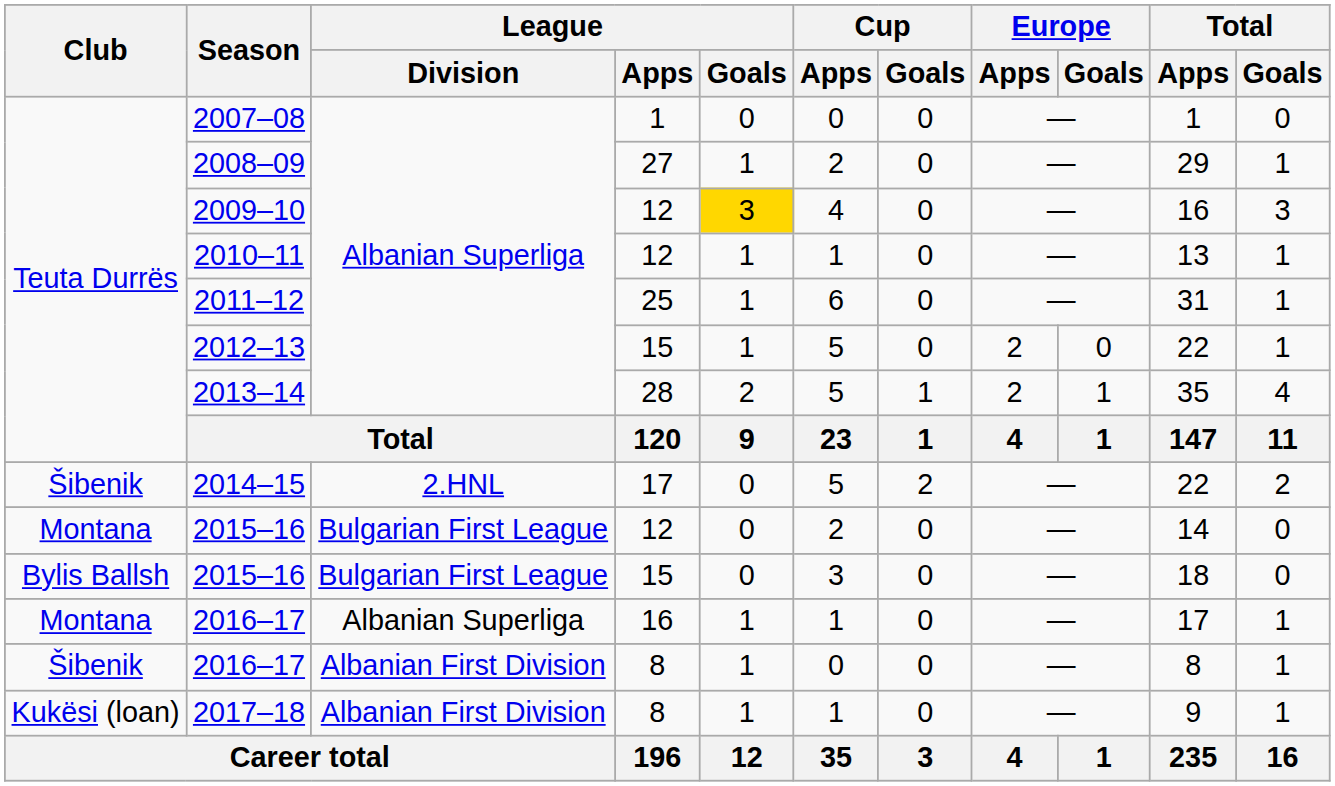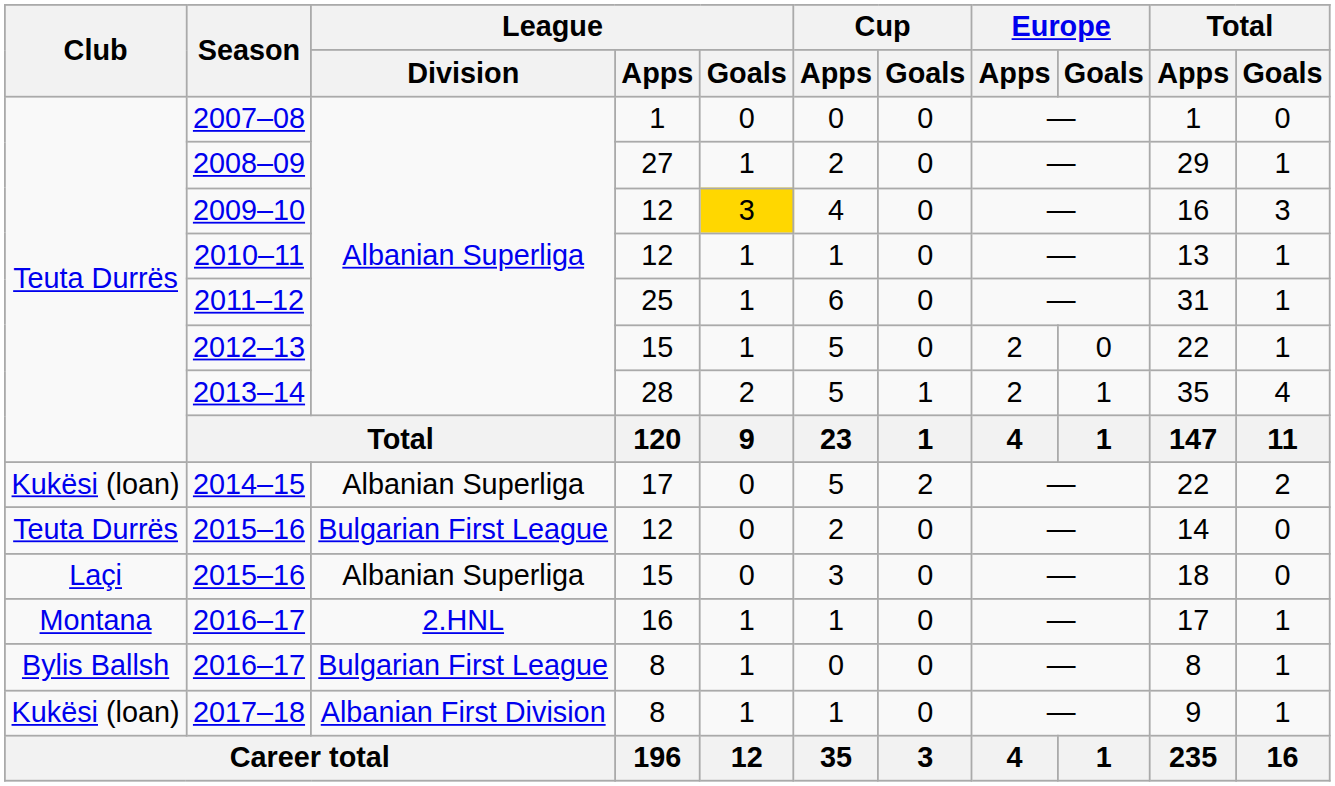(96, 484) Šibenik -> (96, 484) Kukësi (loan)
(463, 484) 2.HNL -> (463, 484) Albanian Superliga
(96, 529) Montana -> (96, 529) Teuta Durrës
(96, 575) Bylis Ballsh -> (96, 575) Laçi
(463, 575) Bulgarian First League -> (463, 575) Albanian Superliga
(463, 621) Albanian Superliga -> (463, 621) 2.HNL
(96, 666) Šibenik -> (96, 666) Bylis Ballsh
(463, 666) Albanian First Division -> (463, 666) Bulgarian First League
